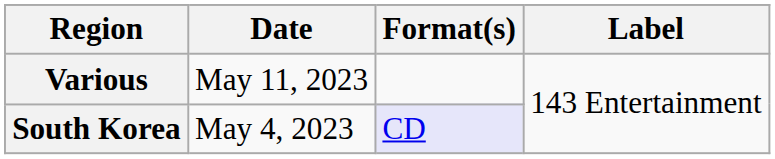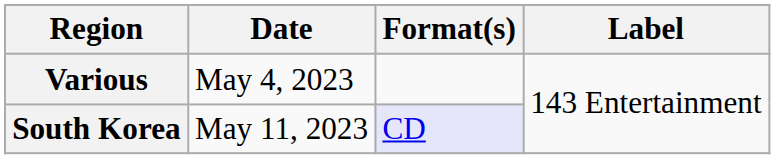(282, 78) May 11, 2023 -> (274, 78) May 4, 2023
(274, 128) May 4, 2023 -> (282, 128) May 11, 2023
